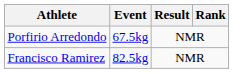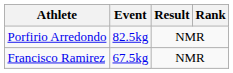(130, 36) 67.5kg -> (130, 36) 82.5kg
(130, 58) 82.5kg -> (130, 58) 67.5kg
